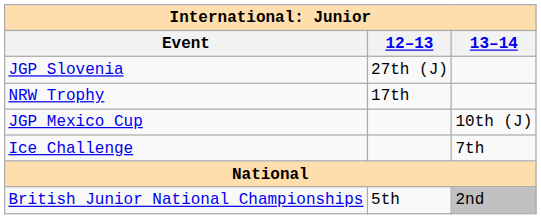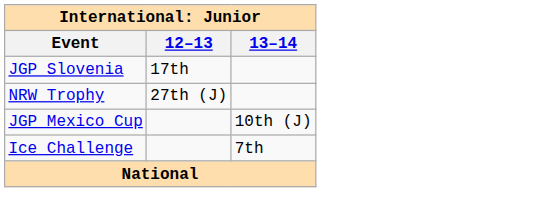(409, 70) 27th (J) -> (170, 70) 17th
(390, 96) 17th -> (189, 96) 27th (J)
- row: (186, 200)
